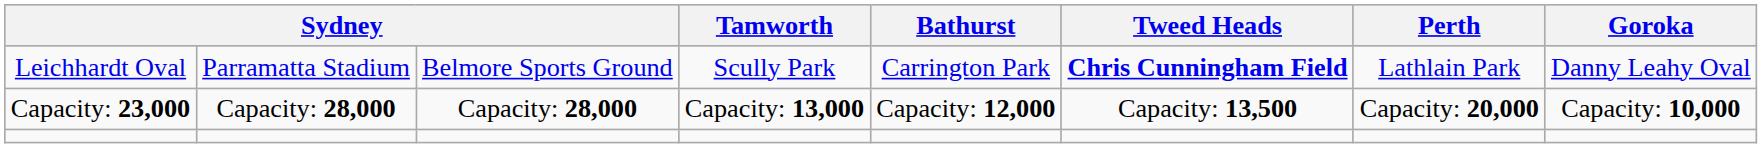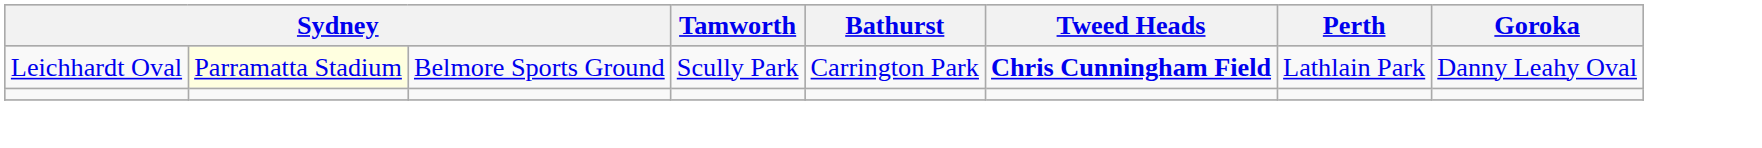(306, 66) no background -> (298, 66) lightyellow background
- row: (101, 108)
